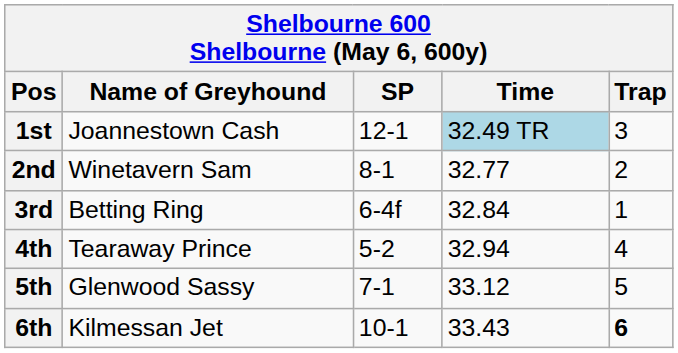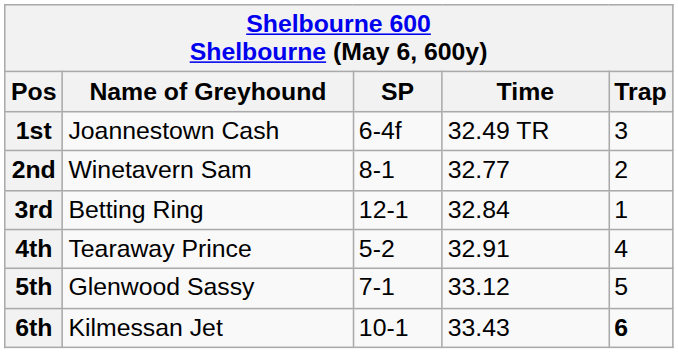(384, 130) 12-1 -> (380, 130) 6-4f
(499, 130) lightblue background -> (499, 130) no background
(380, 209) 6-4f -> (384, 209) 12-1
(479, 248) 32.94 -> (479, 248) 32.91
